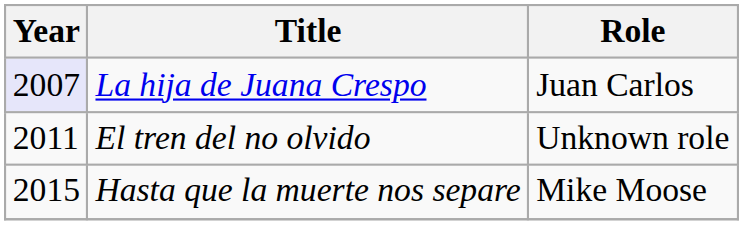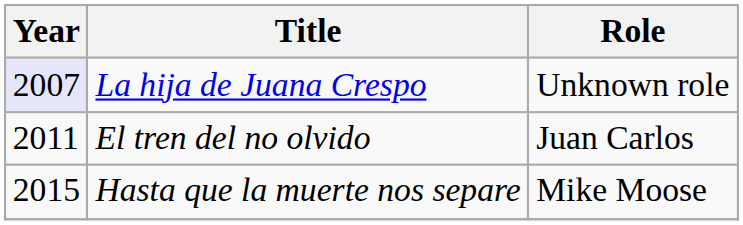(615, 84) Juan Carlos -> (633, 84) Unknown role
(633, 137) Unknown role -> (615, 137) Juan Carlos
